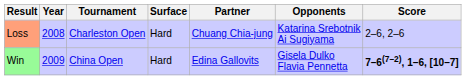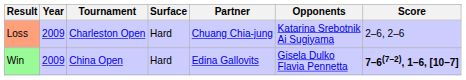(53, 34) 2008 -> (53, 34) 2009
